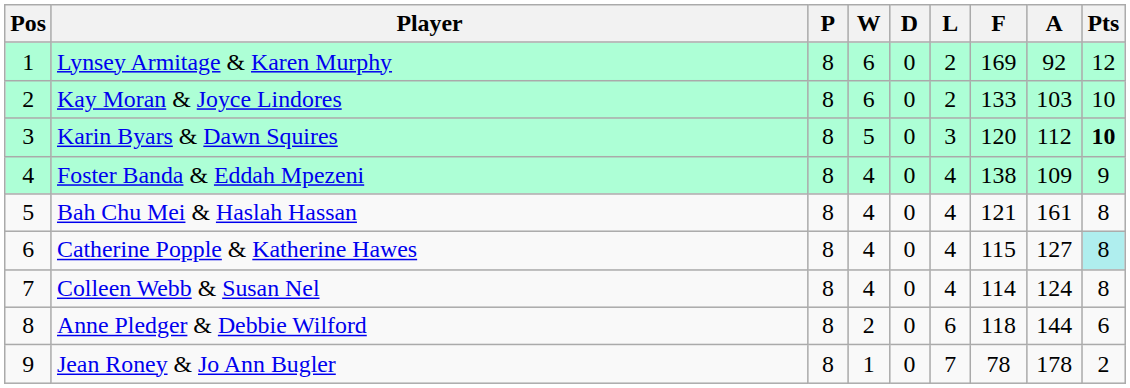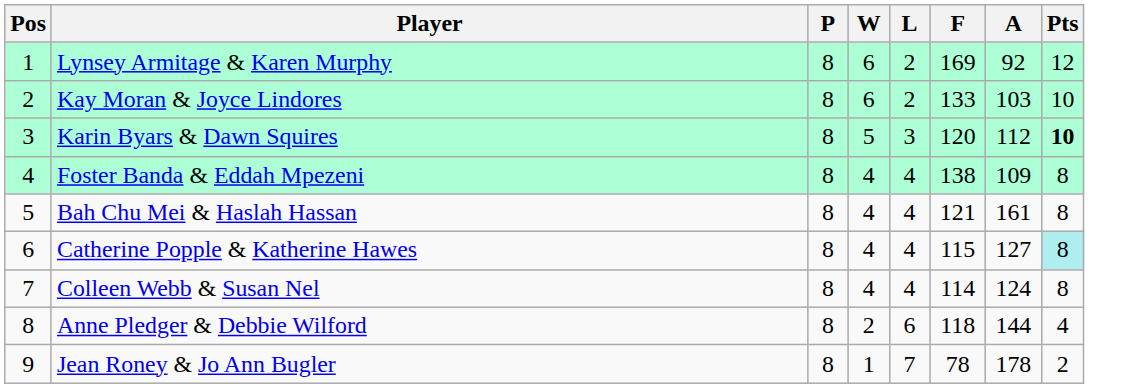- column: (909, 23)
(1103, 174) 9 -> (1063, 174) 8
(1103, 325) 6 -> (1063, 325) 4
